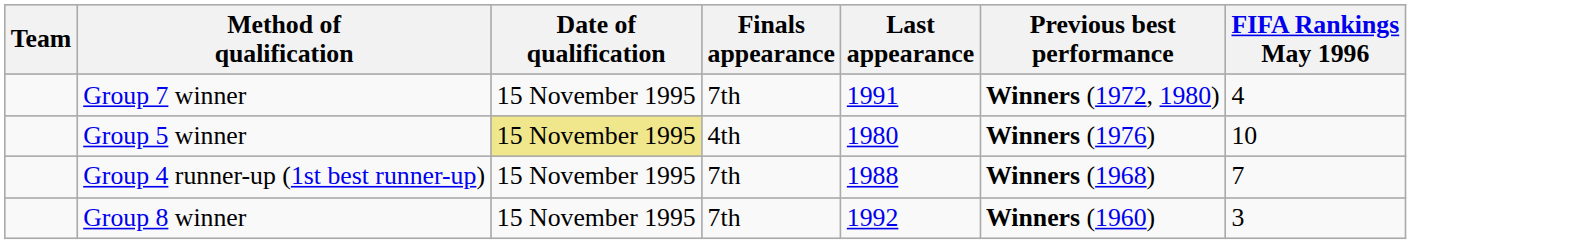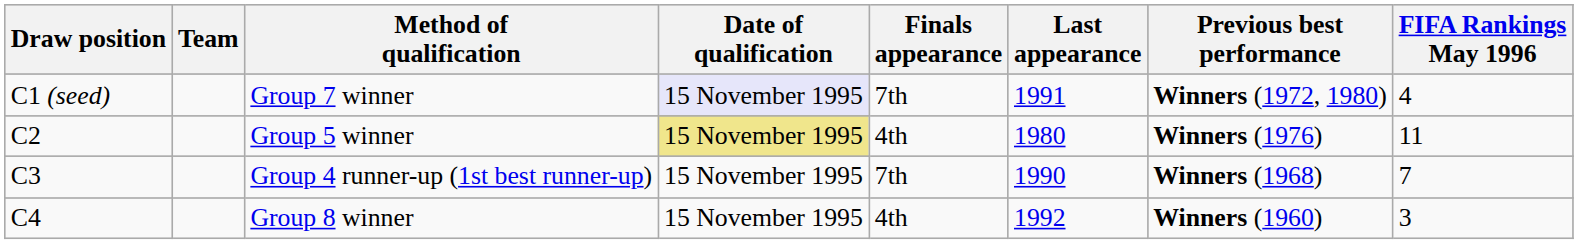+ column: (88, 39)
(596, 94) no background -> (763, 94) lavender background
(1244, 135) 10 -> (1411, 135) 11
(873, 176) 1988 -> (1040, 176) 1990
(724, 217) 7th -> (891, 217) 4th
